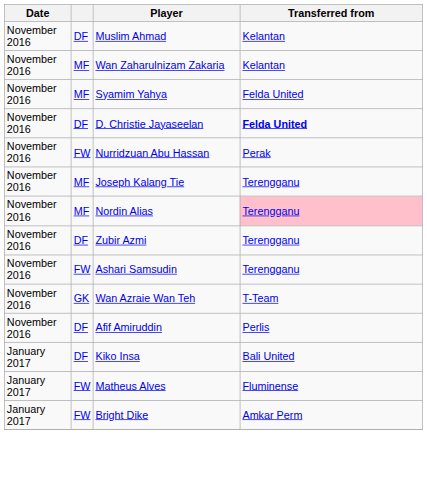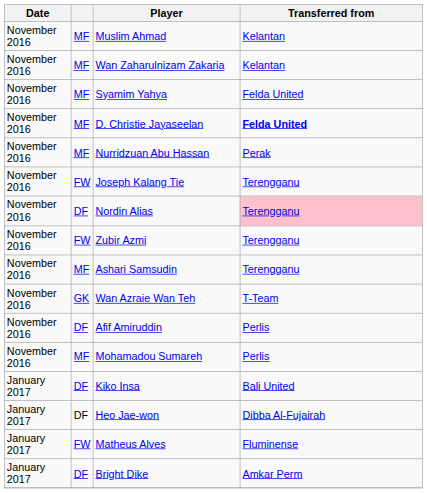(81, 36) DF -> (81, 36) MF
(81, 124) DF -> (81, 124) MF
(82, 153) FW -> (81, 153) MF
(81, 182) MF -> (82, 182) FW
(81, 211) MF -> (81, 211) DF
(81, 240) DF -> (82, 240) FW
(82, 269) FW -> (81, 269) MF
+ row: (149, 357)
+ row: (127, 415)
(82, 415) FW -> (81, 474) DF
